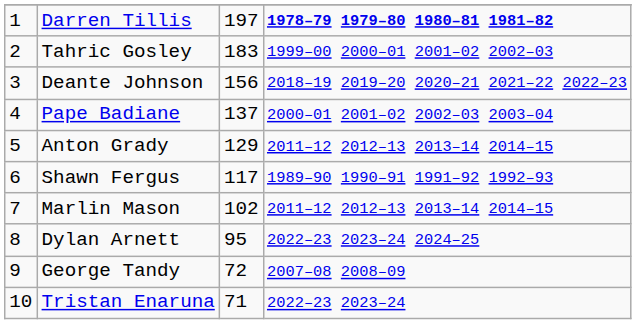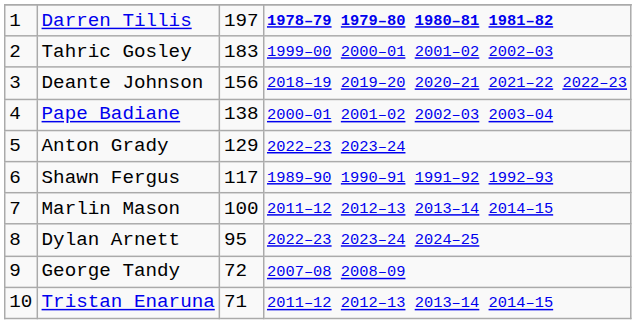(241, 114) 137 -> (241, 114) 138
(410, 146) 2011–12 2012–13 2013–14 2014–15 -> (336, 146) 2022–23 2023–24
(241, 209) 102 -> (241, 209) 100
(336, 303) 2022–23 2023–24 -> (410, 303) 2011–12 2012–13 2013–14 2014–15
